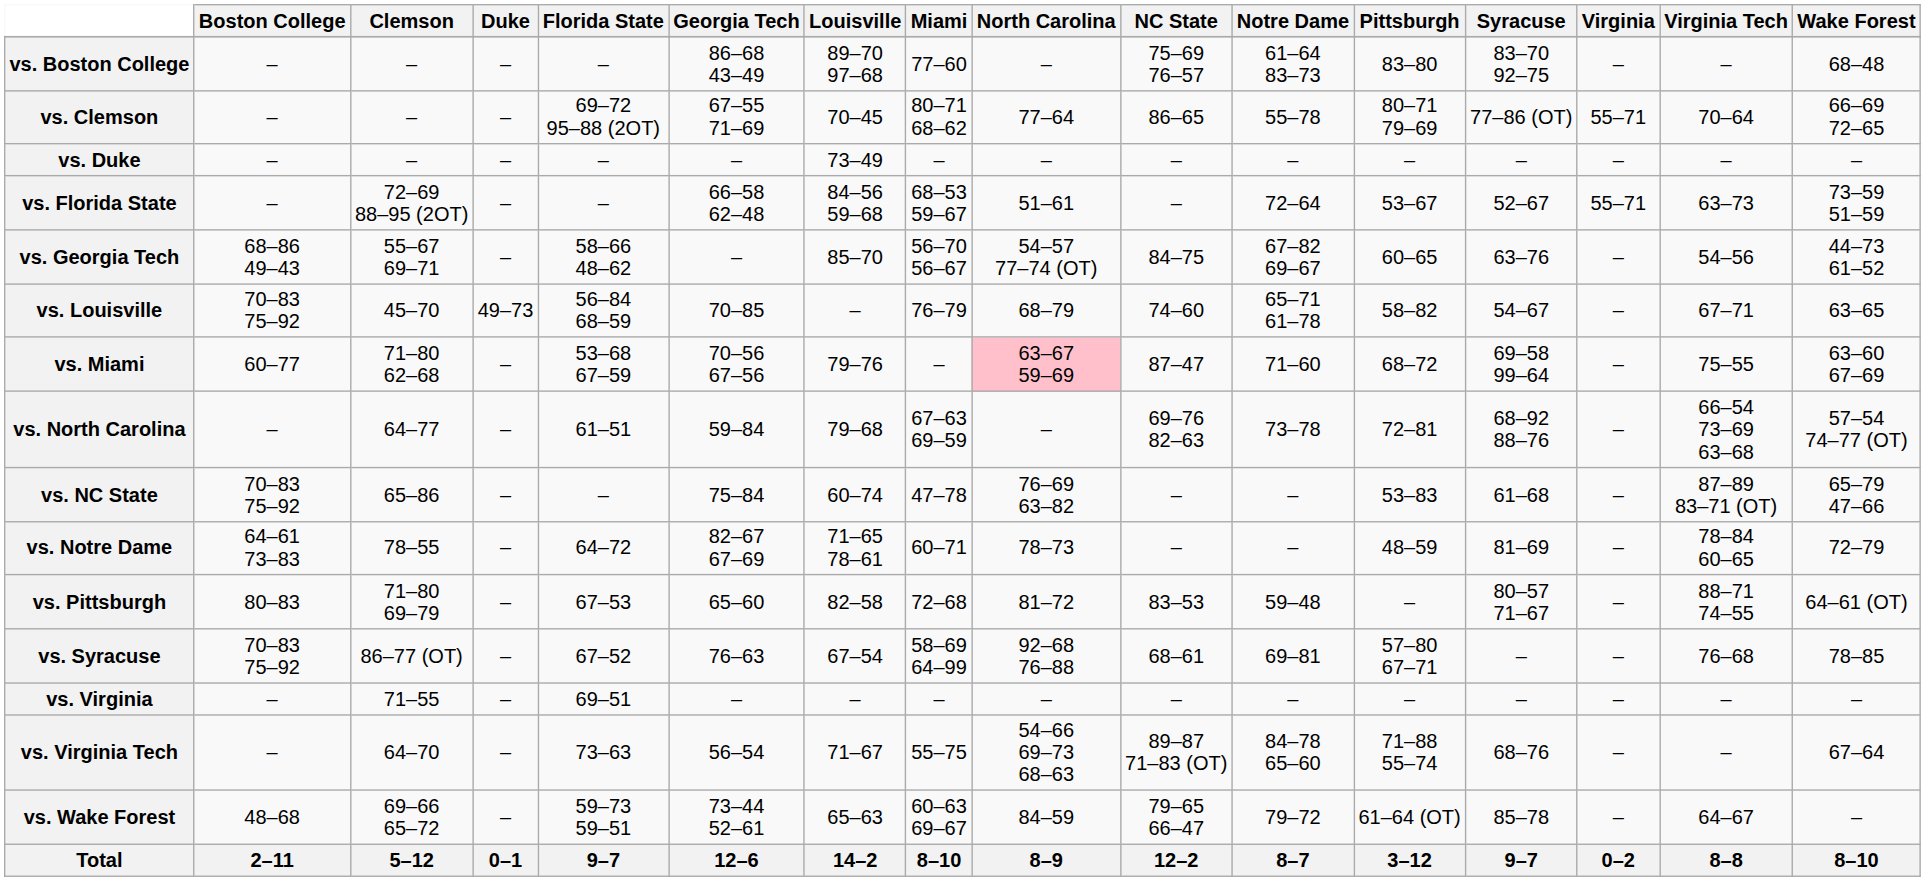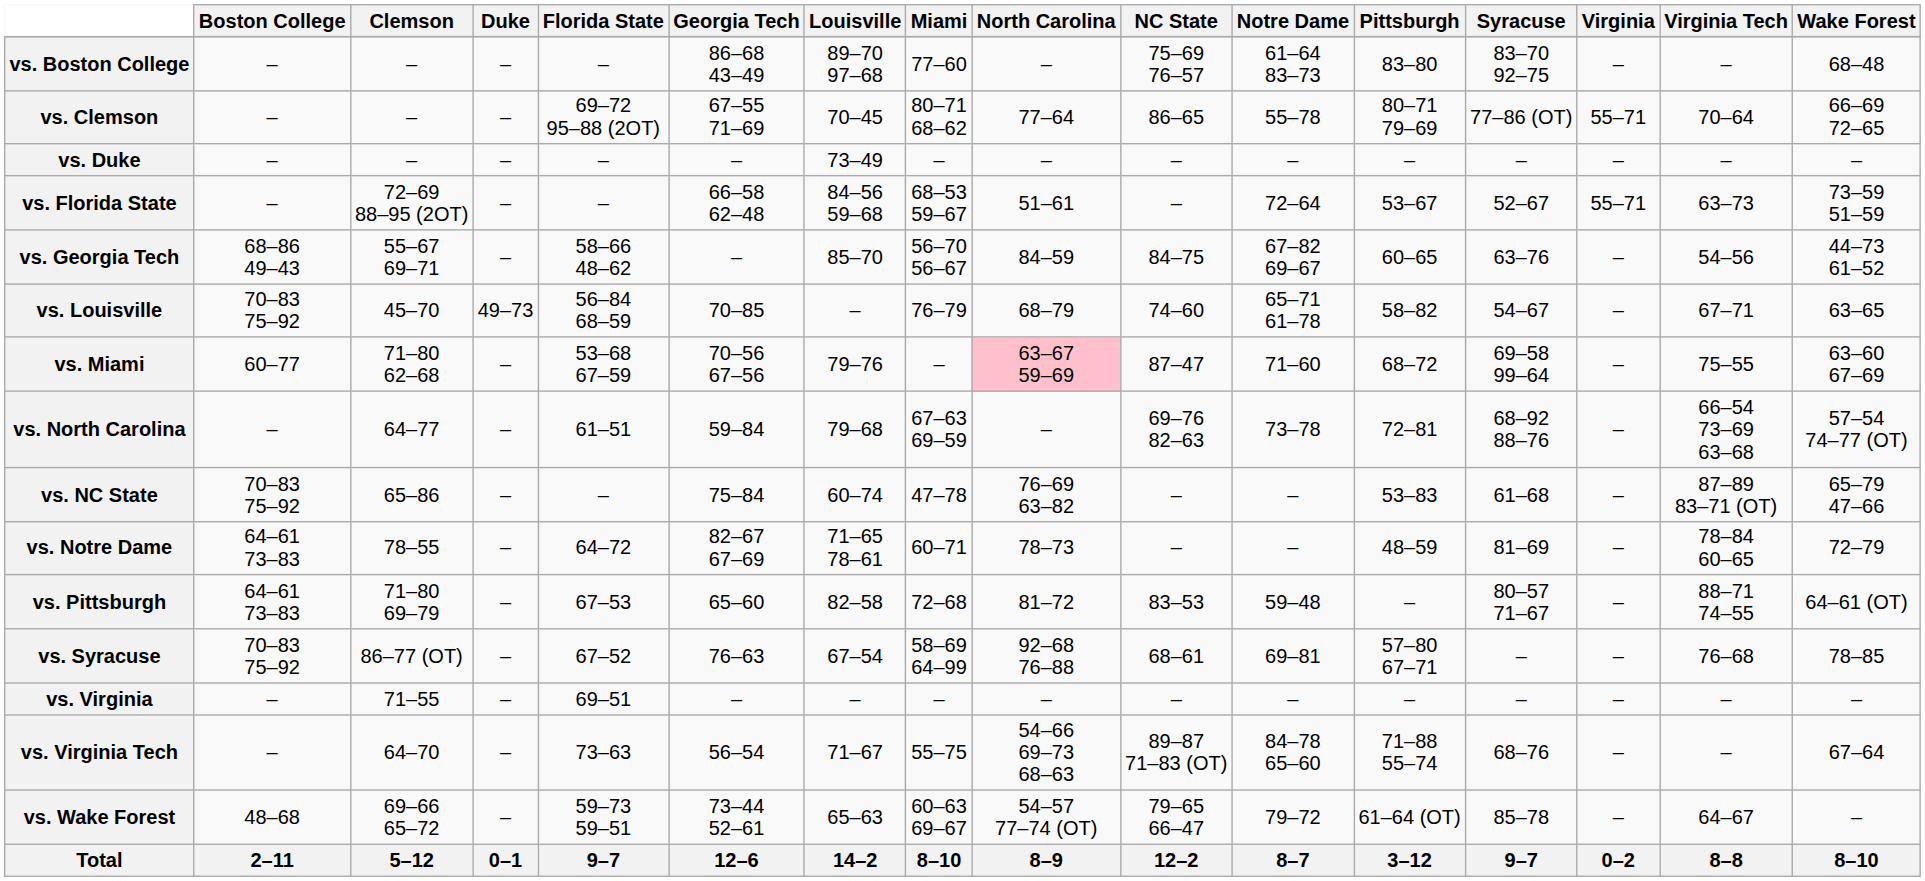(1046, 257) 54–57 77–74 (OT) -> (1046, 257) 84–59
(272, 602) 80–83 -> (272, 602) 64–61 73–83
(1046, 818) 84–59 -> (1046, 818) 54–57 77–74 (OT)
